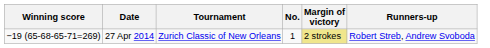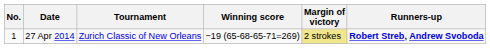columns swapped: (292, 17) <-> (54, 17)
(412, 36) normal -> (416, 36) bold
